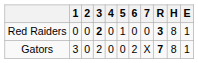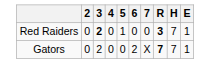- column: (75, 13)
(174, 31) 8 -> (174, 31) 7
(174, 49) 8 -> (174, 49) 7
